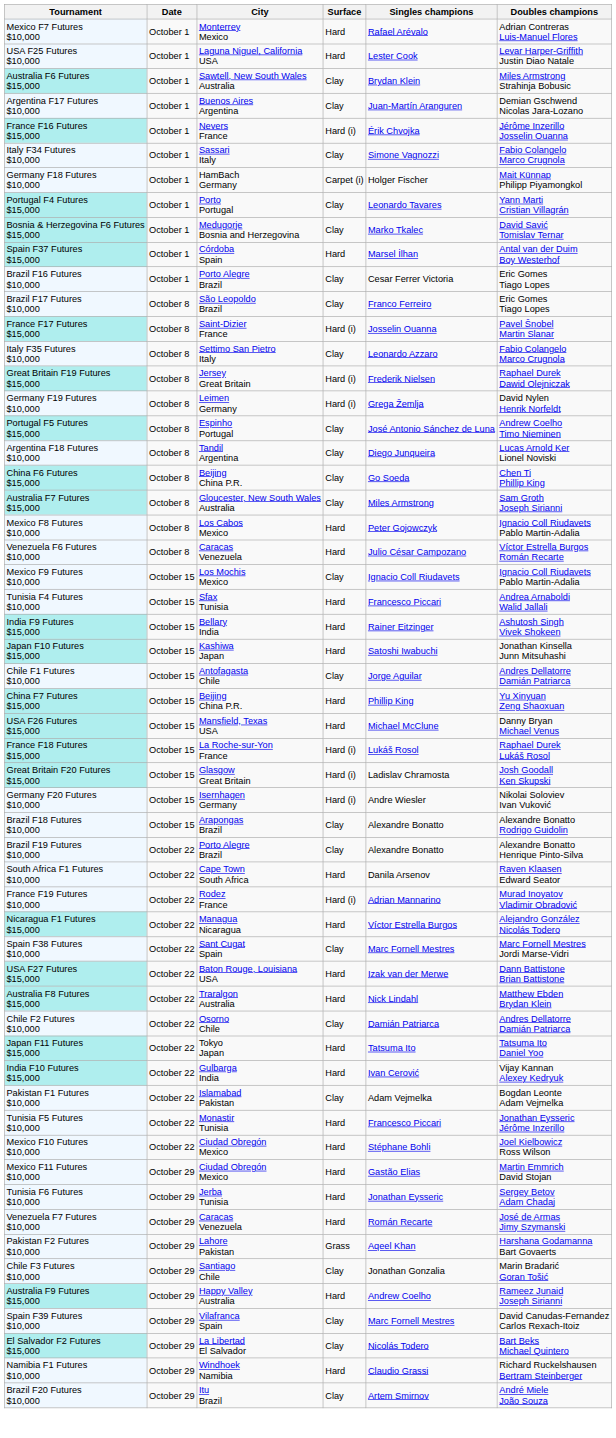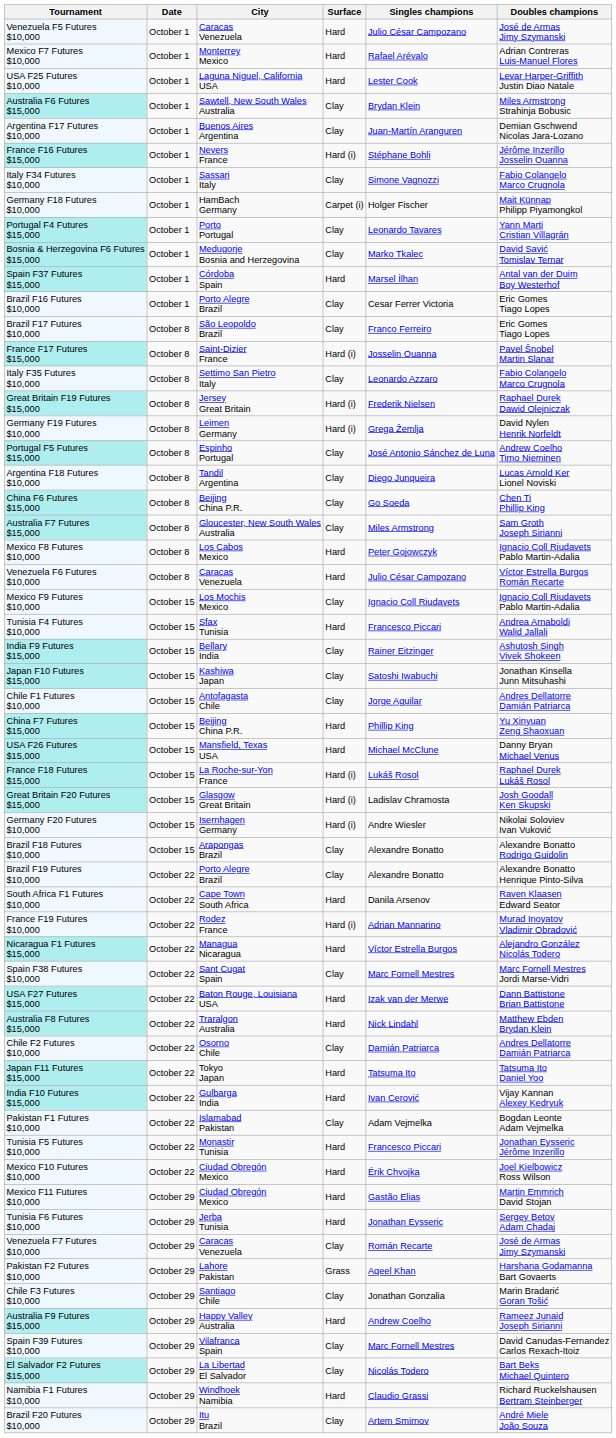+ row: (52, 32)
(394, 131) Érik Chvojka -> (399, 156) Stéphane Bohli
(335, 627) Hard -> (334, 652) Clay
(335, 652) Hard -> (334, 676) Clay
(399, 1148) Stéphane Bohli -> (394, 1172) Érik Chvojka
(335, 1222) Hard -> (334, 1247) Clay
